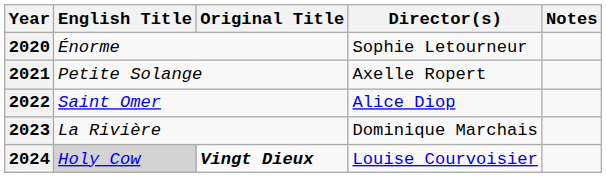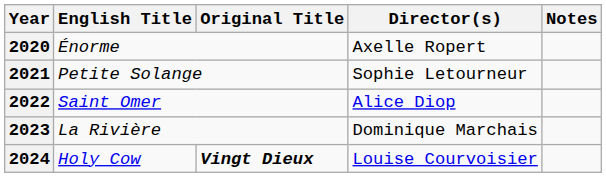(440, 47) Sophie Letourneur -> (419, 47) Axelle Ropert
(419, 75) Axelle Ropert -> (440, 75) Sophie Letourneur
(99, 158) lightgrey background -> (99, 158) no background
